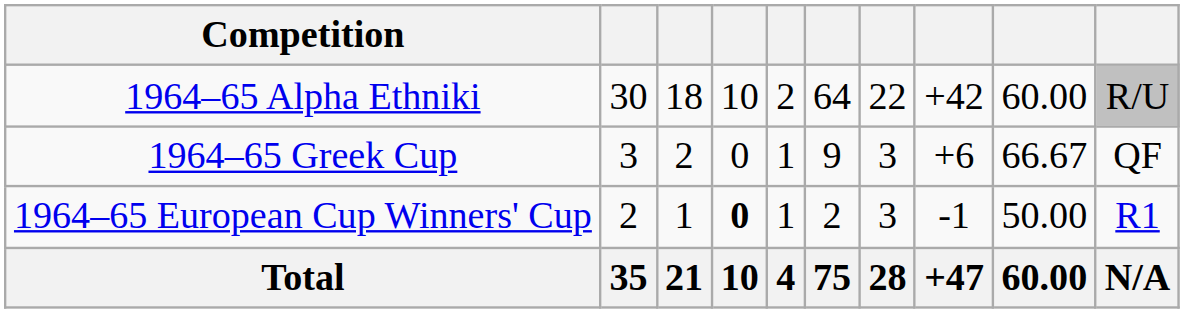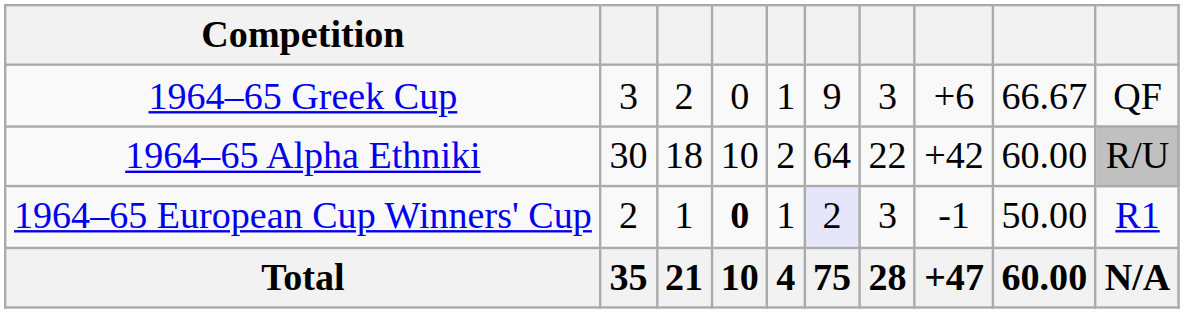rows swapped: (303, 95) <-> (303, 155)
(832, 215) no background -> (832, 215) lavender background
